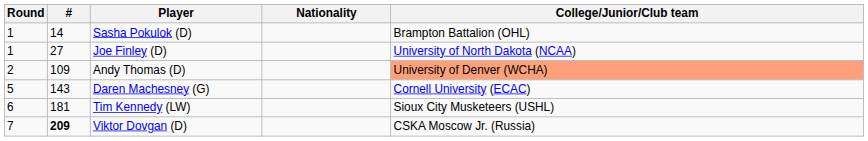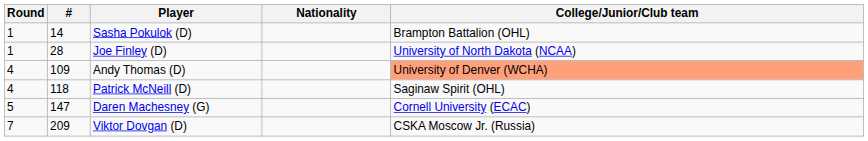(57, 51) 27 -> (57, 51) 28
(10, 70) 2 -> (10, 70) 4
+ row: (142, 88)
(60, 88) 143 -> (60, 107) 147
- row: (142, 107)
(60, 126) bold -> (60, 126) normal
